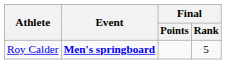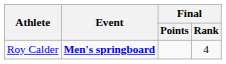(206, 50) 5 -> (206, 50) 4
